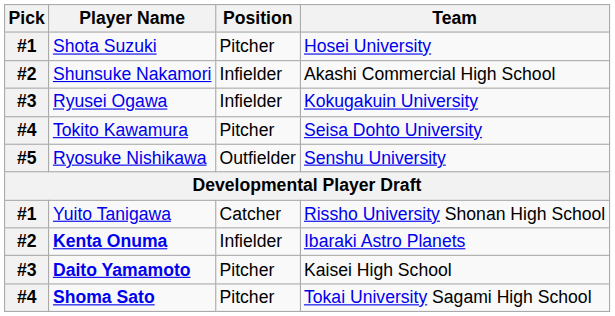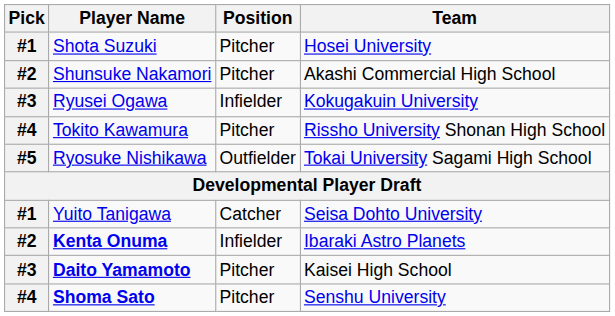(251, 74) Infielder -> (247, 74) Pitcher
(393, 130) Seisa Dohto University -> (455, 130) Rissho University Shonan High School
(375, 158) Senshu University -> (448, 158) Tokai University Sagami High School
(455, 213) Rissho University Shonan High School -> (393, 213) Seisa Dohto University
(448, 297) Tokai University Sagami High School -> (375, 297) Senshu University
